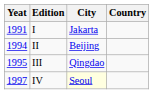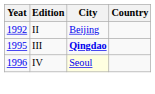- row: (34, 30)
(17, 47) 1994 -> (17, 30) 1992
(87, 63) normal -> (88, 47) bold
(17, 80) 1997 -> (17, 63) 1996
